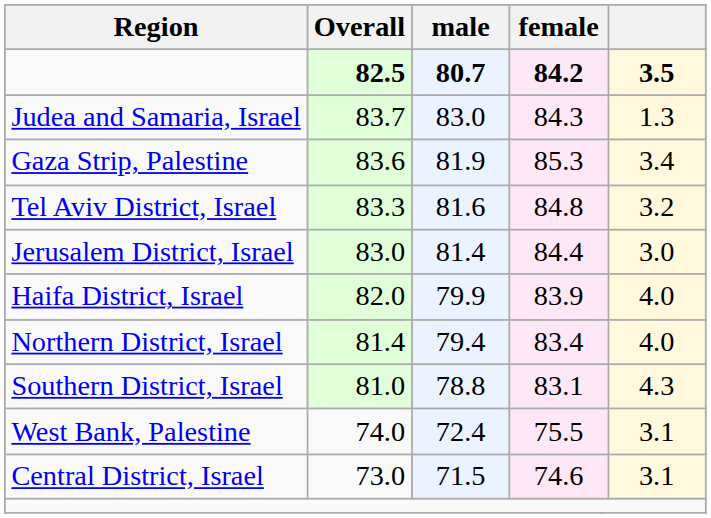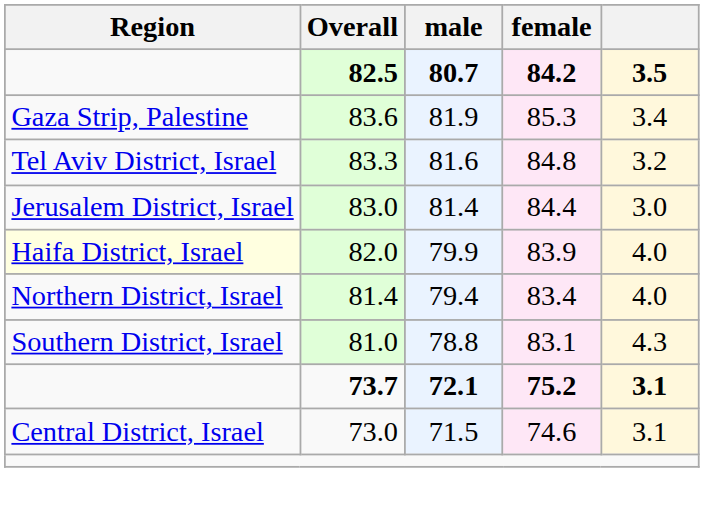- row: (380, 116)
(127, 296) no background -> (127, 251) lightyellow background
+ row: (373, 386)
- row: (380, 431)
